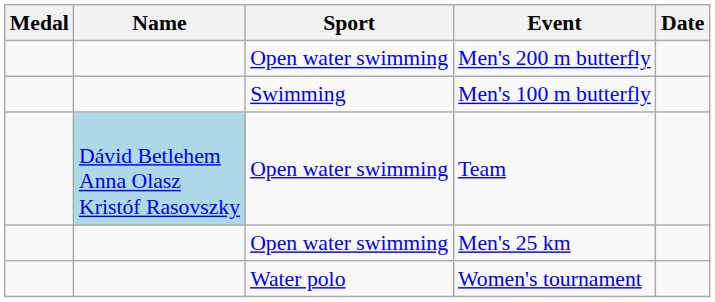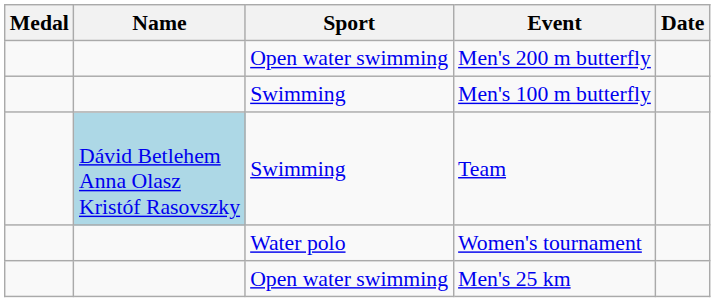(349, 168) Open water swimming -> (298, 168) Swimming
rows swapped: (550, 279) <-> (514, 243)
